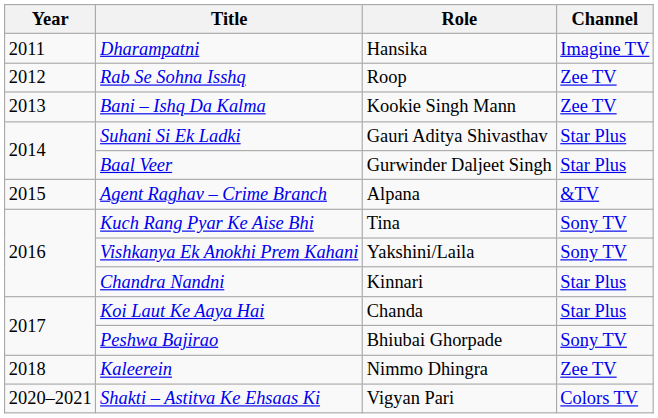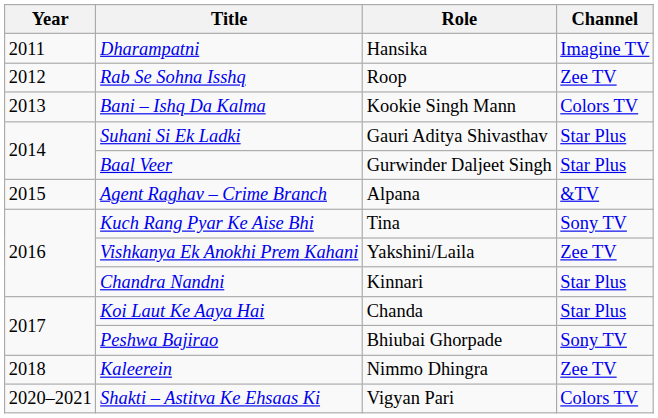(588, 106) Zee TV -> (599, 106) Colors TV
(594, 252) Sony TV -> (588, 252) Zee TV
